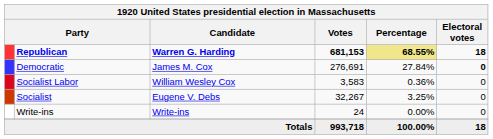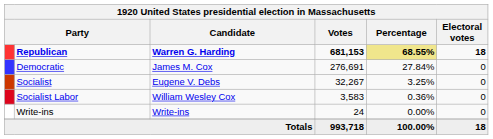(483, 67) bold -> (483, 67) normal
rows swapped: (34, 97) <-> (47, 82)
